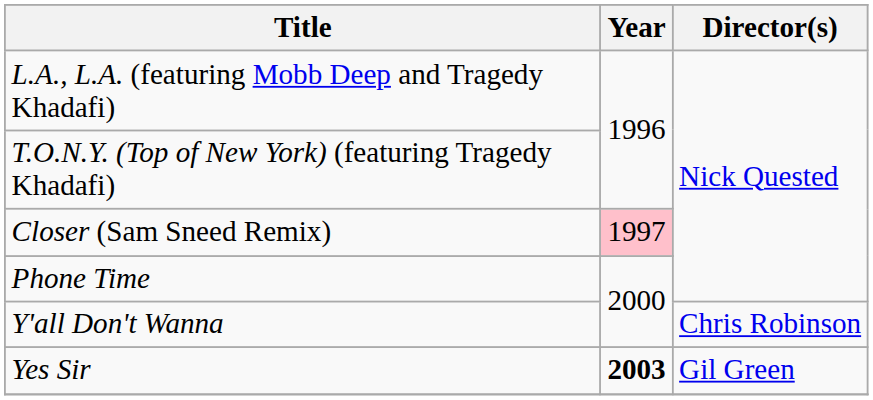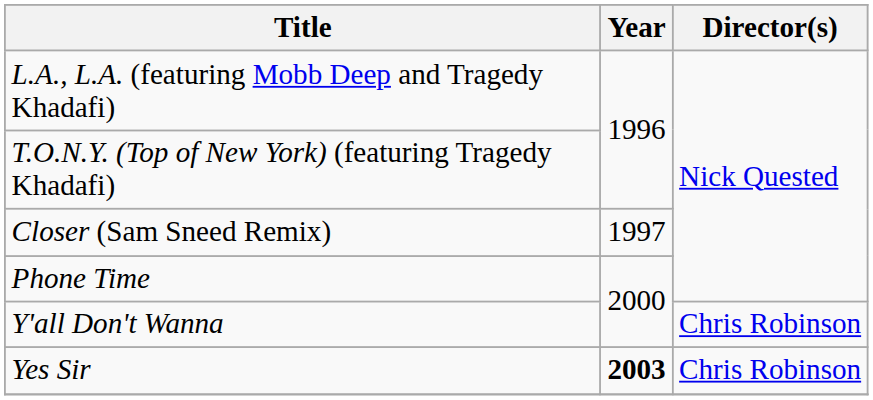(637, 231) pink background -> (637, 231) no background
(737, 370) Gil Green -> (770, 370) Chris Robinson
